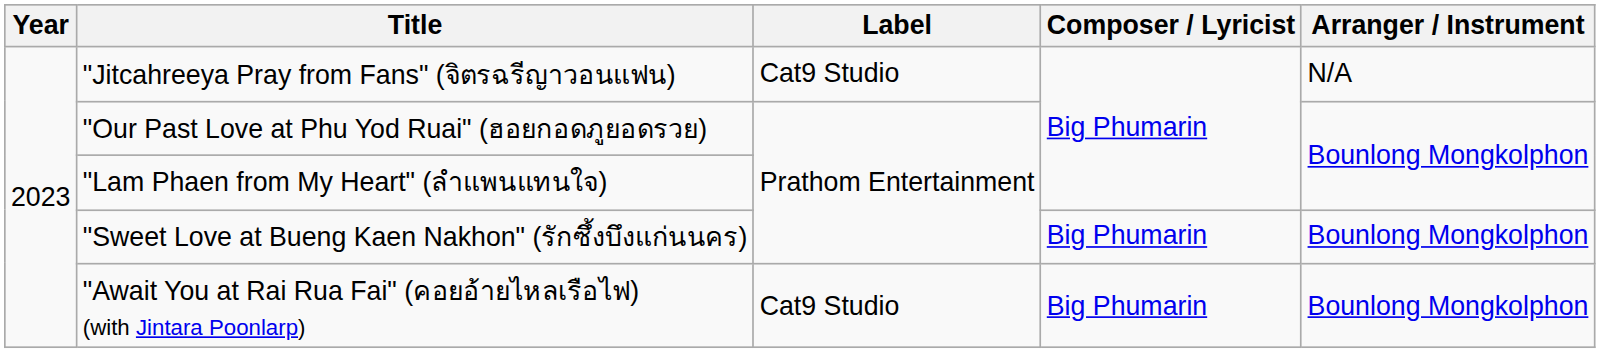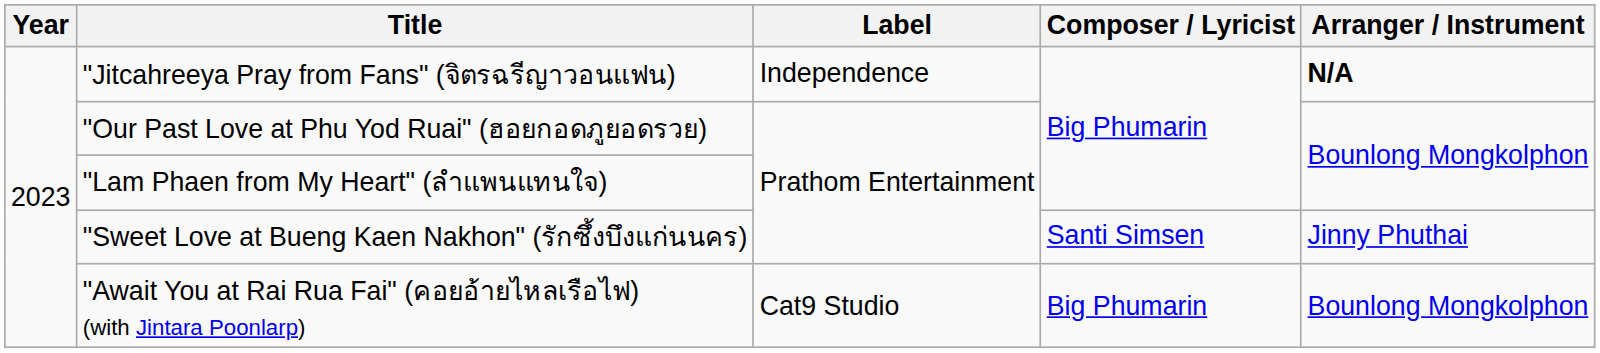(830, 73) Cat9 Studio -> (844, 73) Independence
(1330, 73) normal -> (1331, 73) bold
(1127, 236) Big Phumarin -> (1125, 236) Santi Simsen
(1448, 236) Bounlong Mongkolphon -> (1388, 236) Jinny Phuthai
